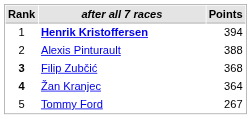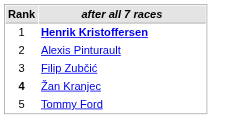- column: (226, 14)
(22, 68) bold -> (22, 68) normal
